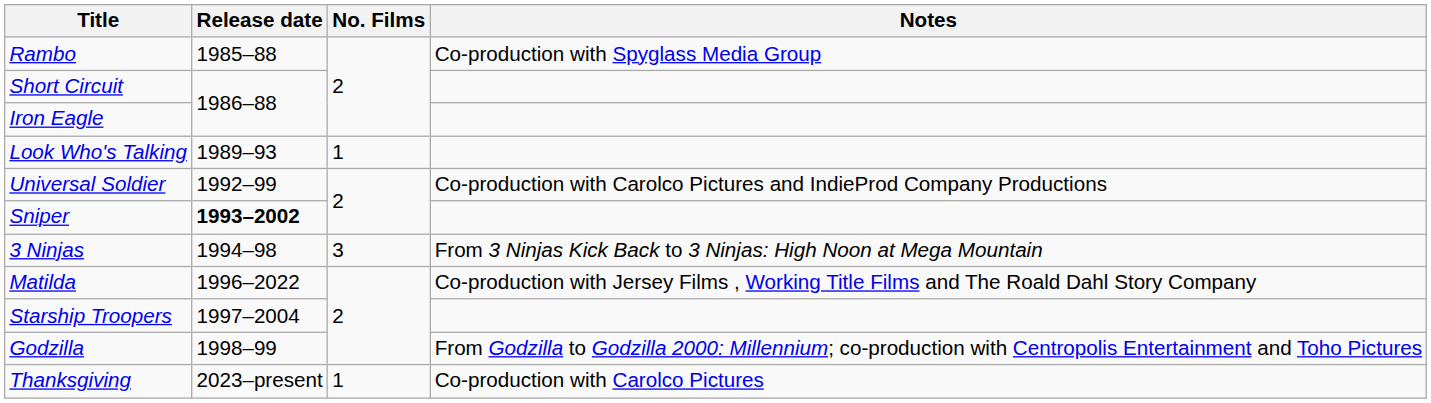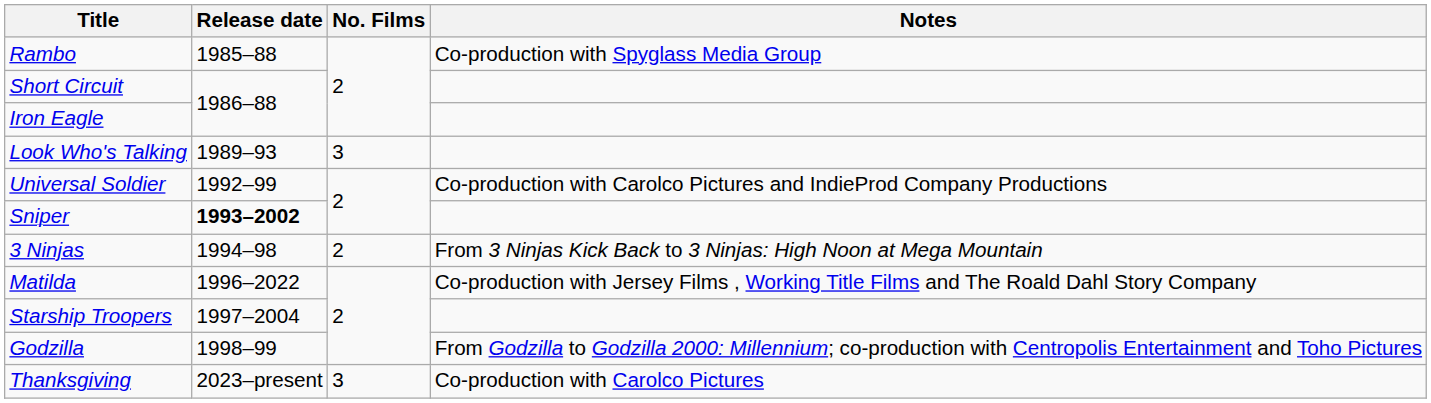(338, 151) 1 -> (338, 151) 3
(338, 250) 3 -> (338, 250) 2
(338, 380) 1 -> (338, 380) 3
